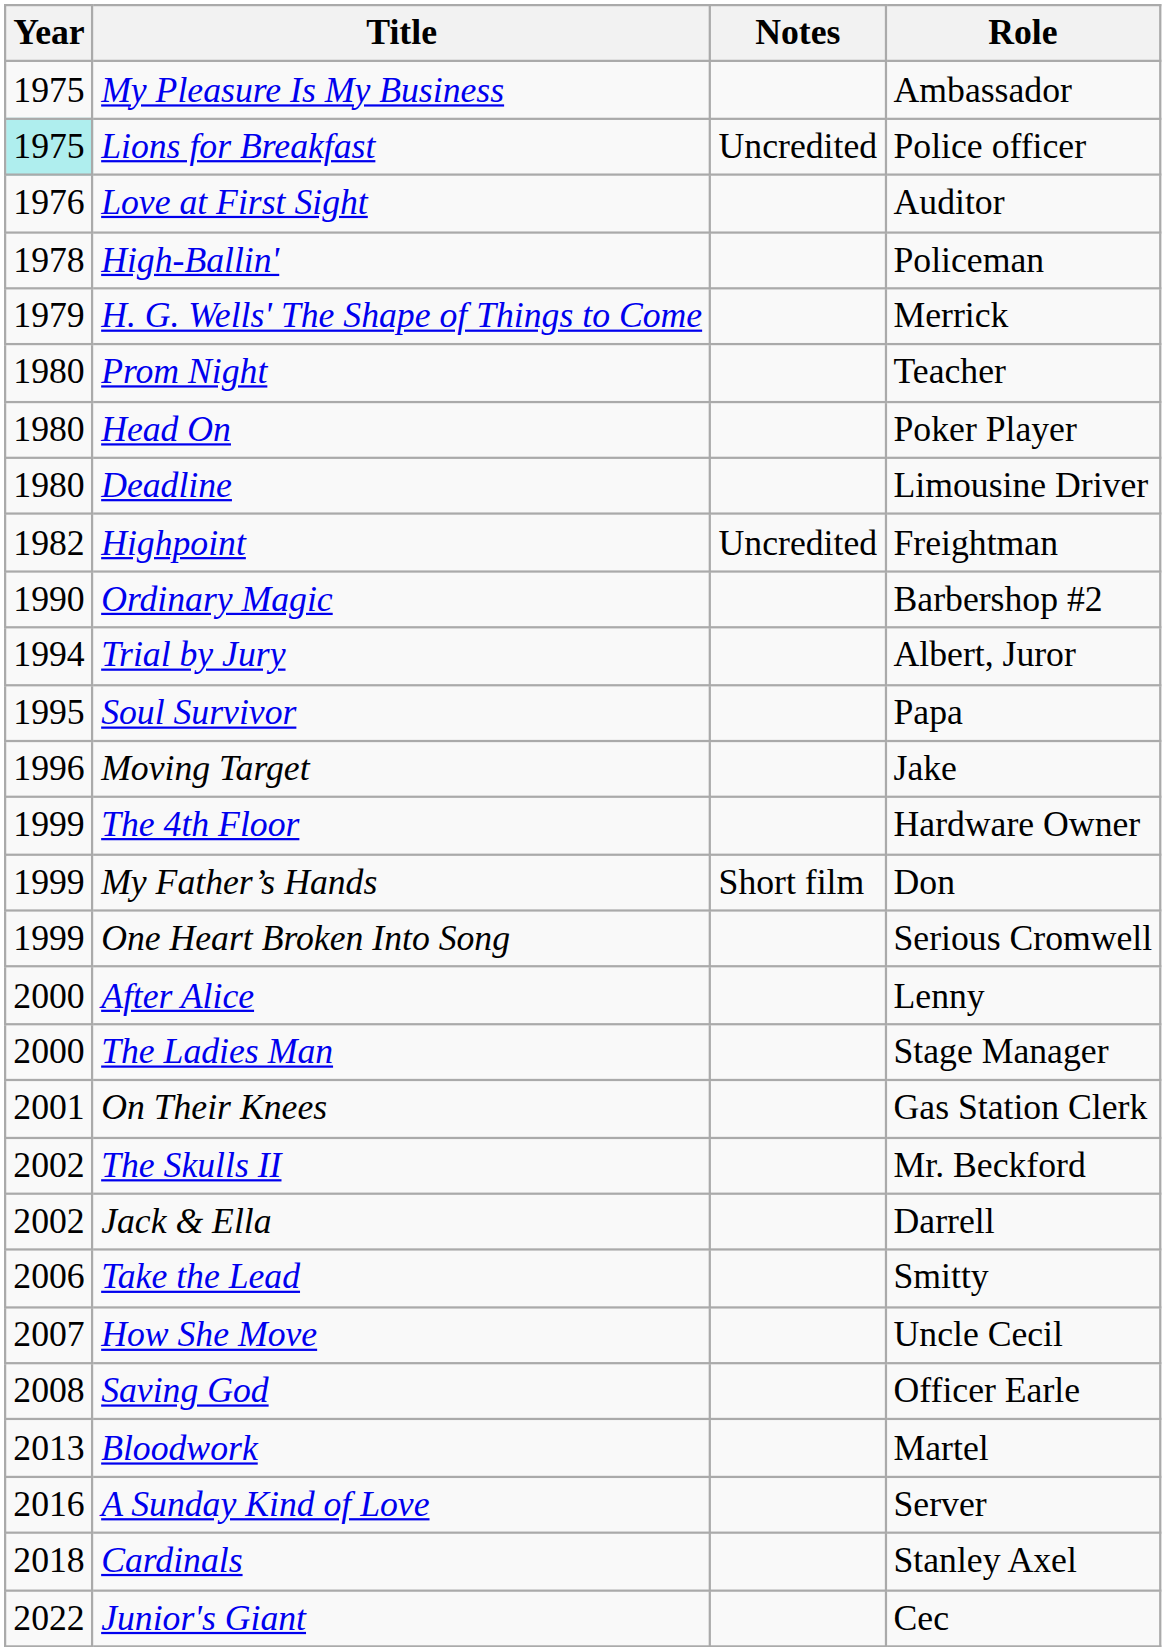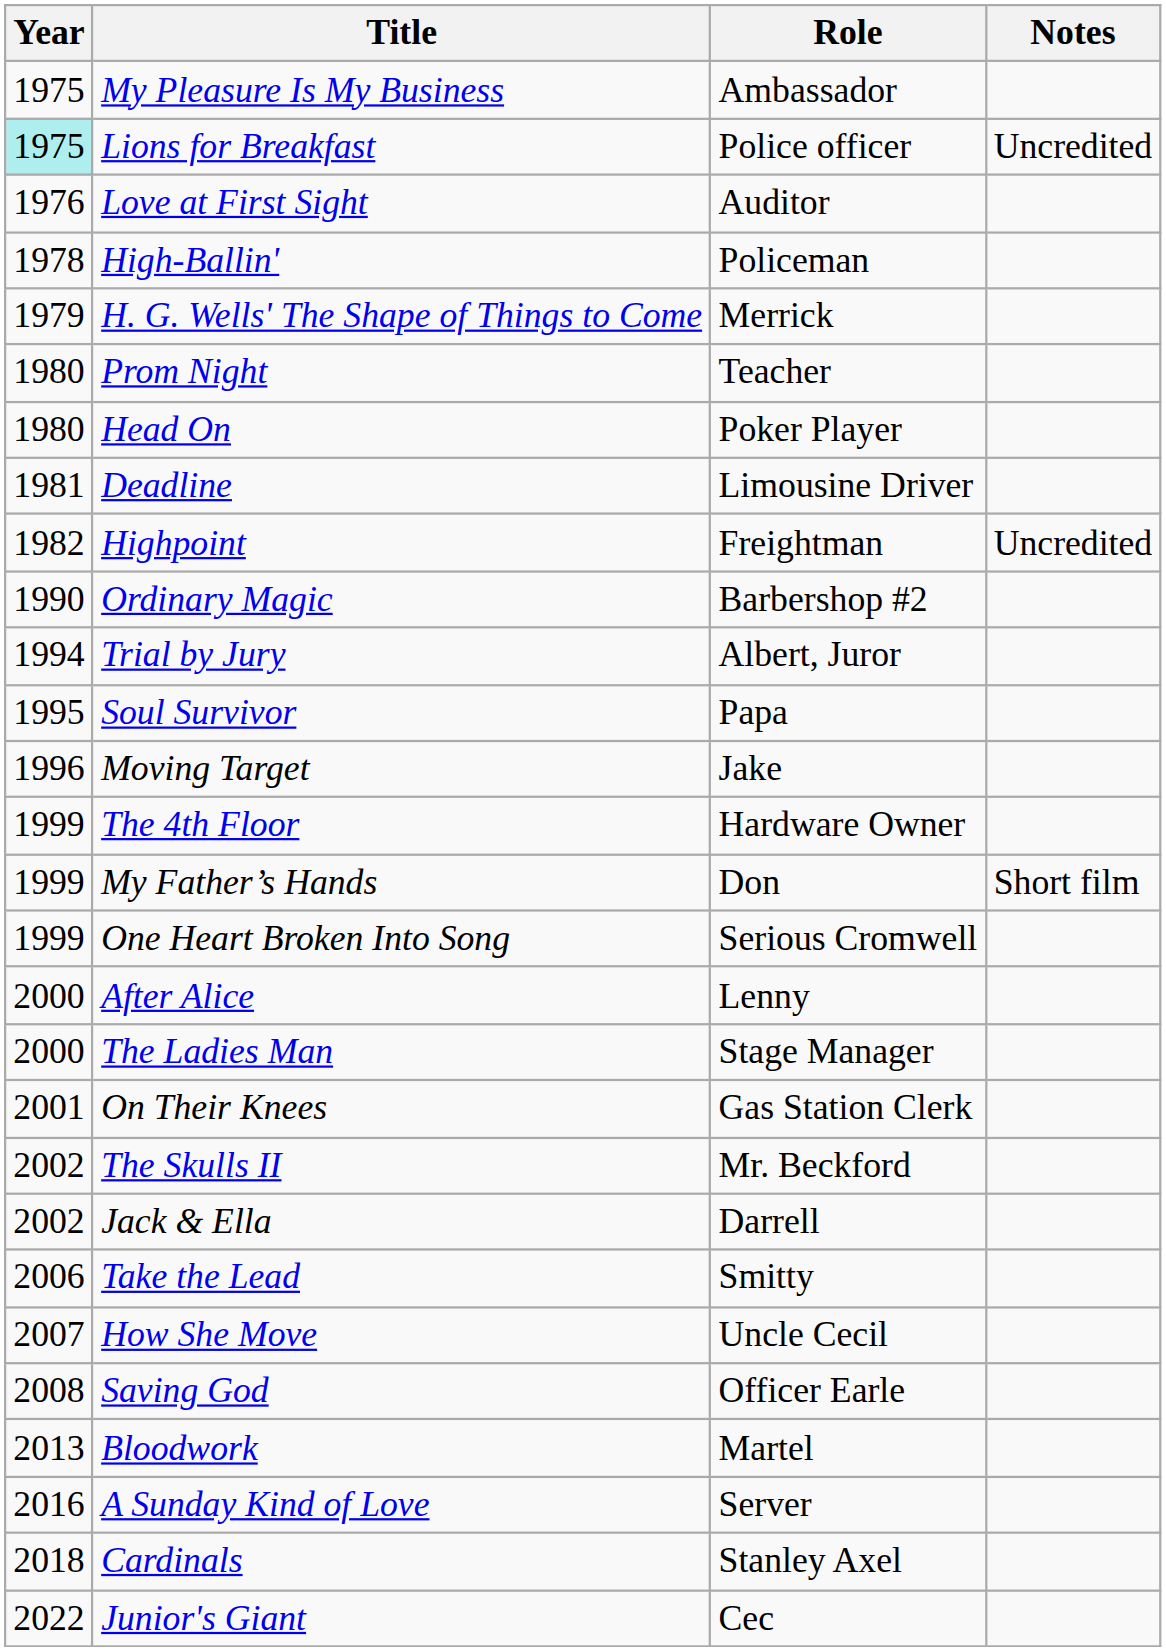columns swapped: (1023, 32) <-> (798, 32)
(49, 485) 1980 -> (49, 485) 1981
